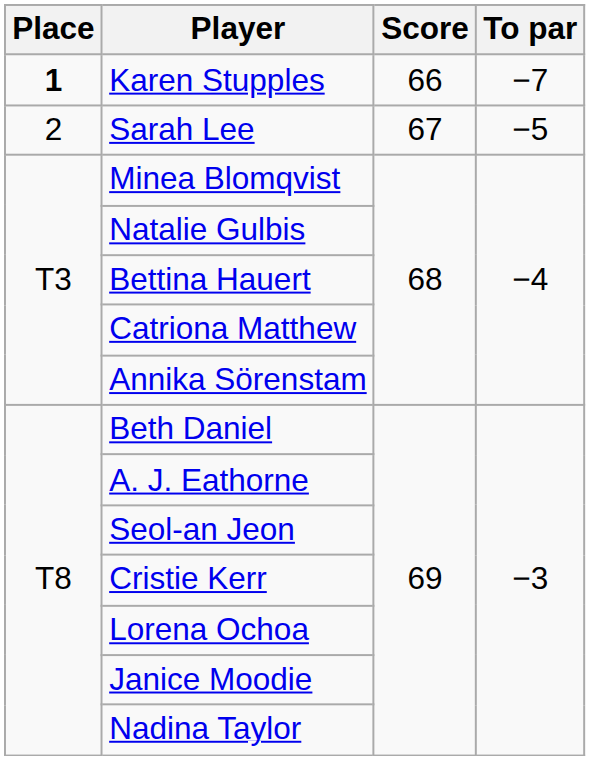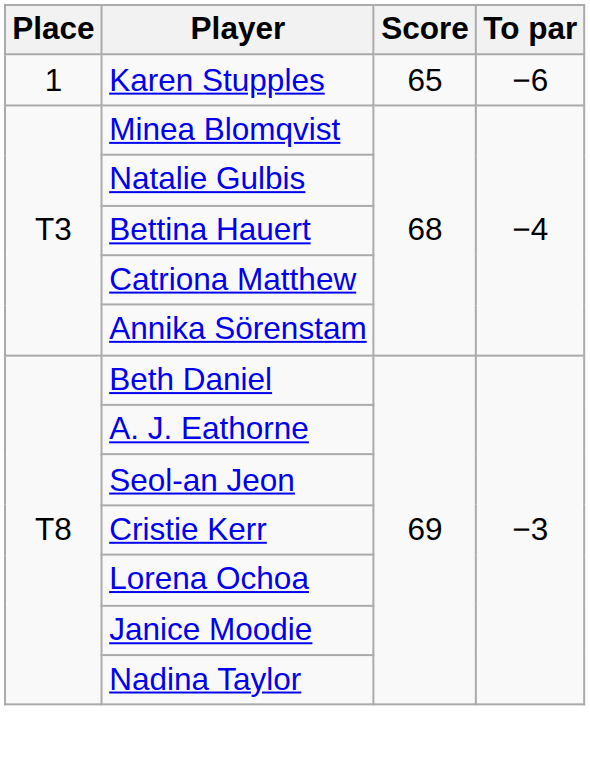(53, 79) bold -> (53, 79) normal
(425, 79) 66 -> (425, 79) 65
(530, 79) −7 -> (530, 79) −6
- row: (182, 129)
